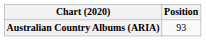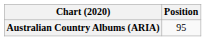(181, 28) 93 -> (181, 28) 95
